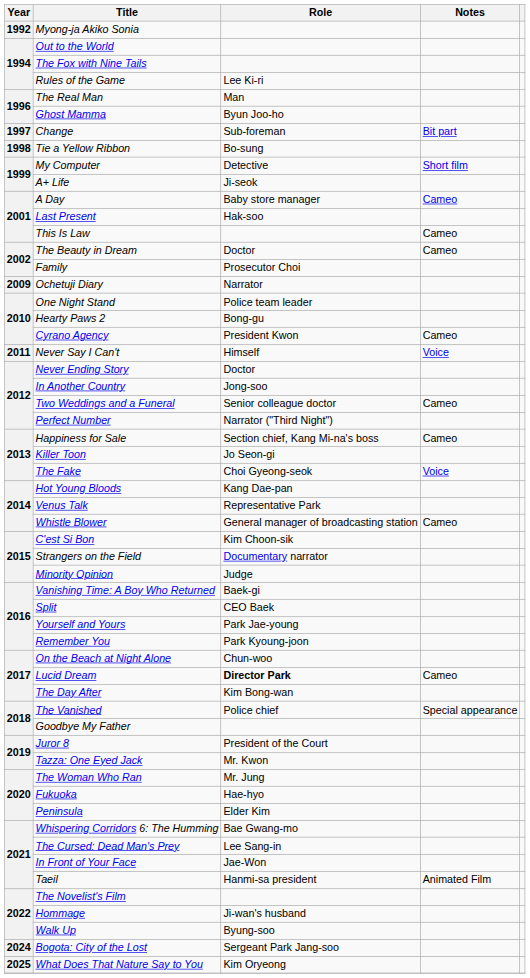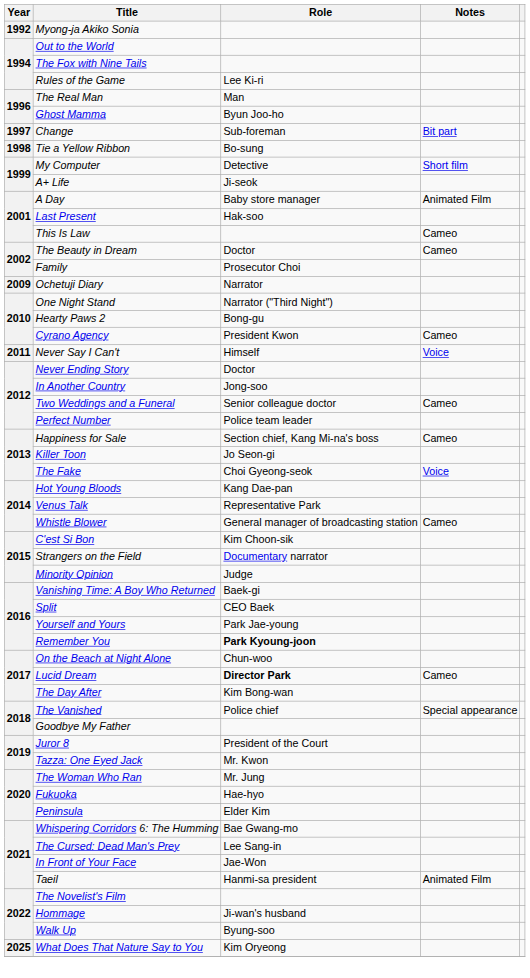(440, 200) Cameo -> (457, 200) Animated Film
(268, 302) Police team leader -> (278, 302) Narrator ("Third Night")
(278, 421) Narrator ("Third Night") -> (268, 421) Police team leader
(266, 642) normal -> (270, 642) bold
- row: (91, 948)
